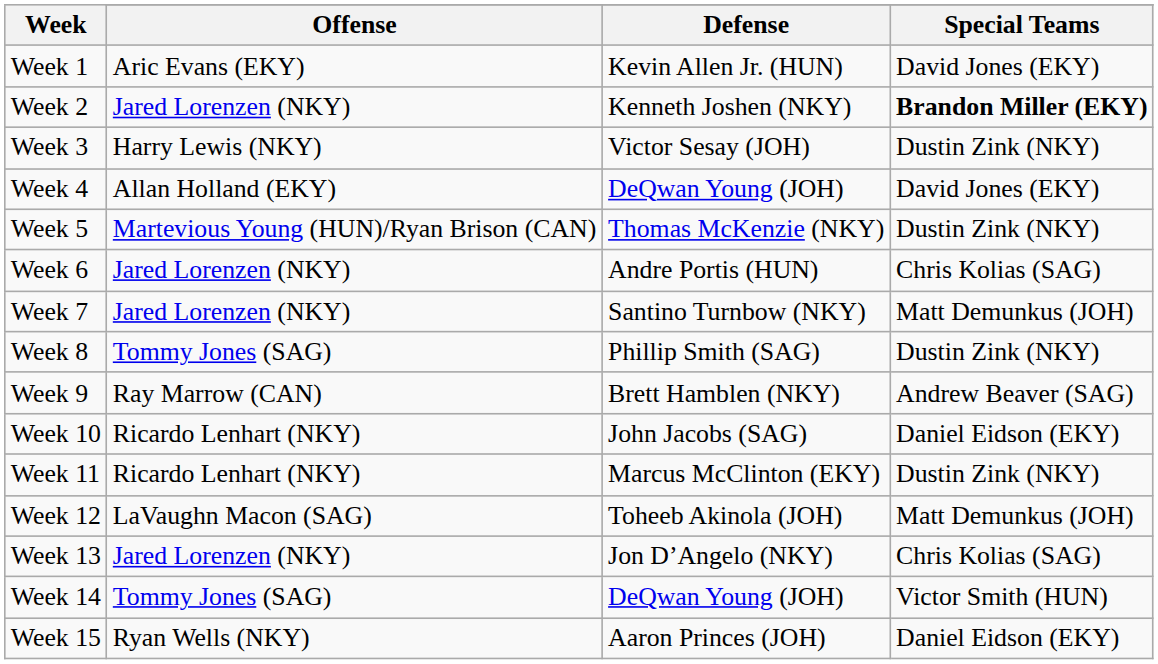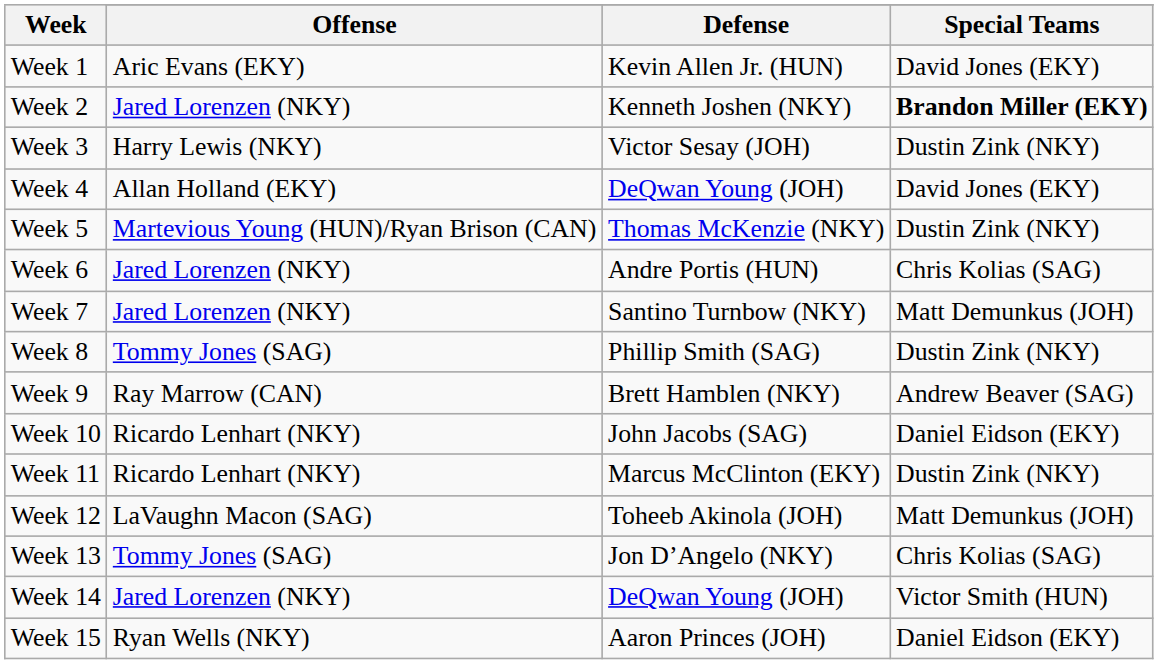(232, 556) Jared Lorenzen (NKY) -> (222, 556) Tommy Jones (SAG)
(222, 596) Tommy Jones (SAG) -> (232, 596) Jared Lorenzen (NKY)
